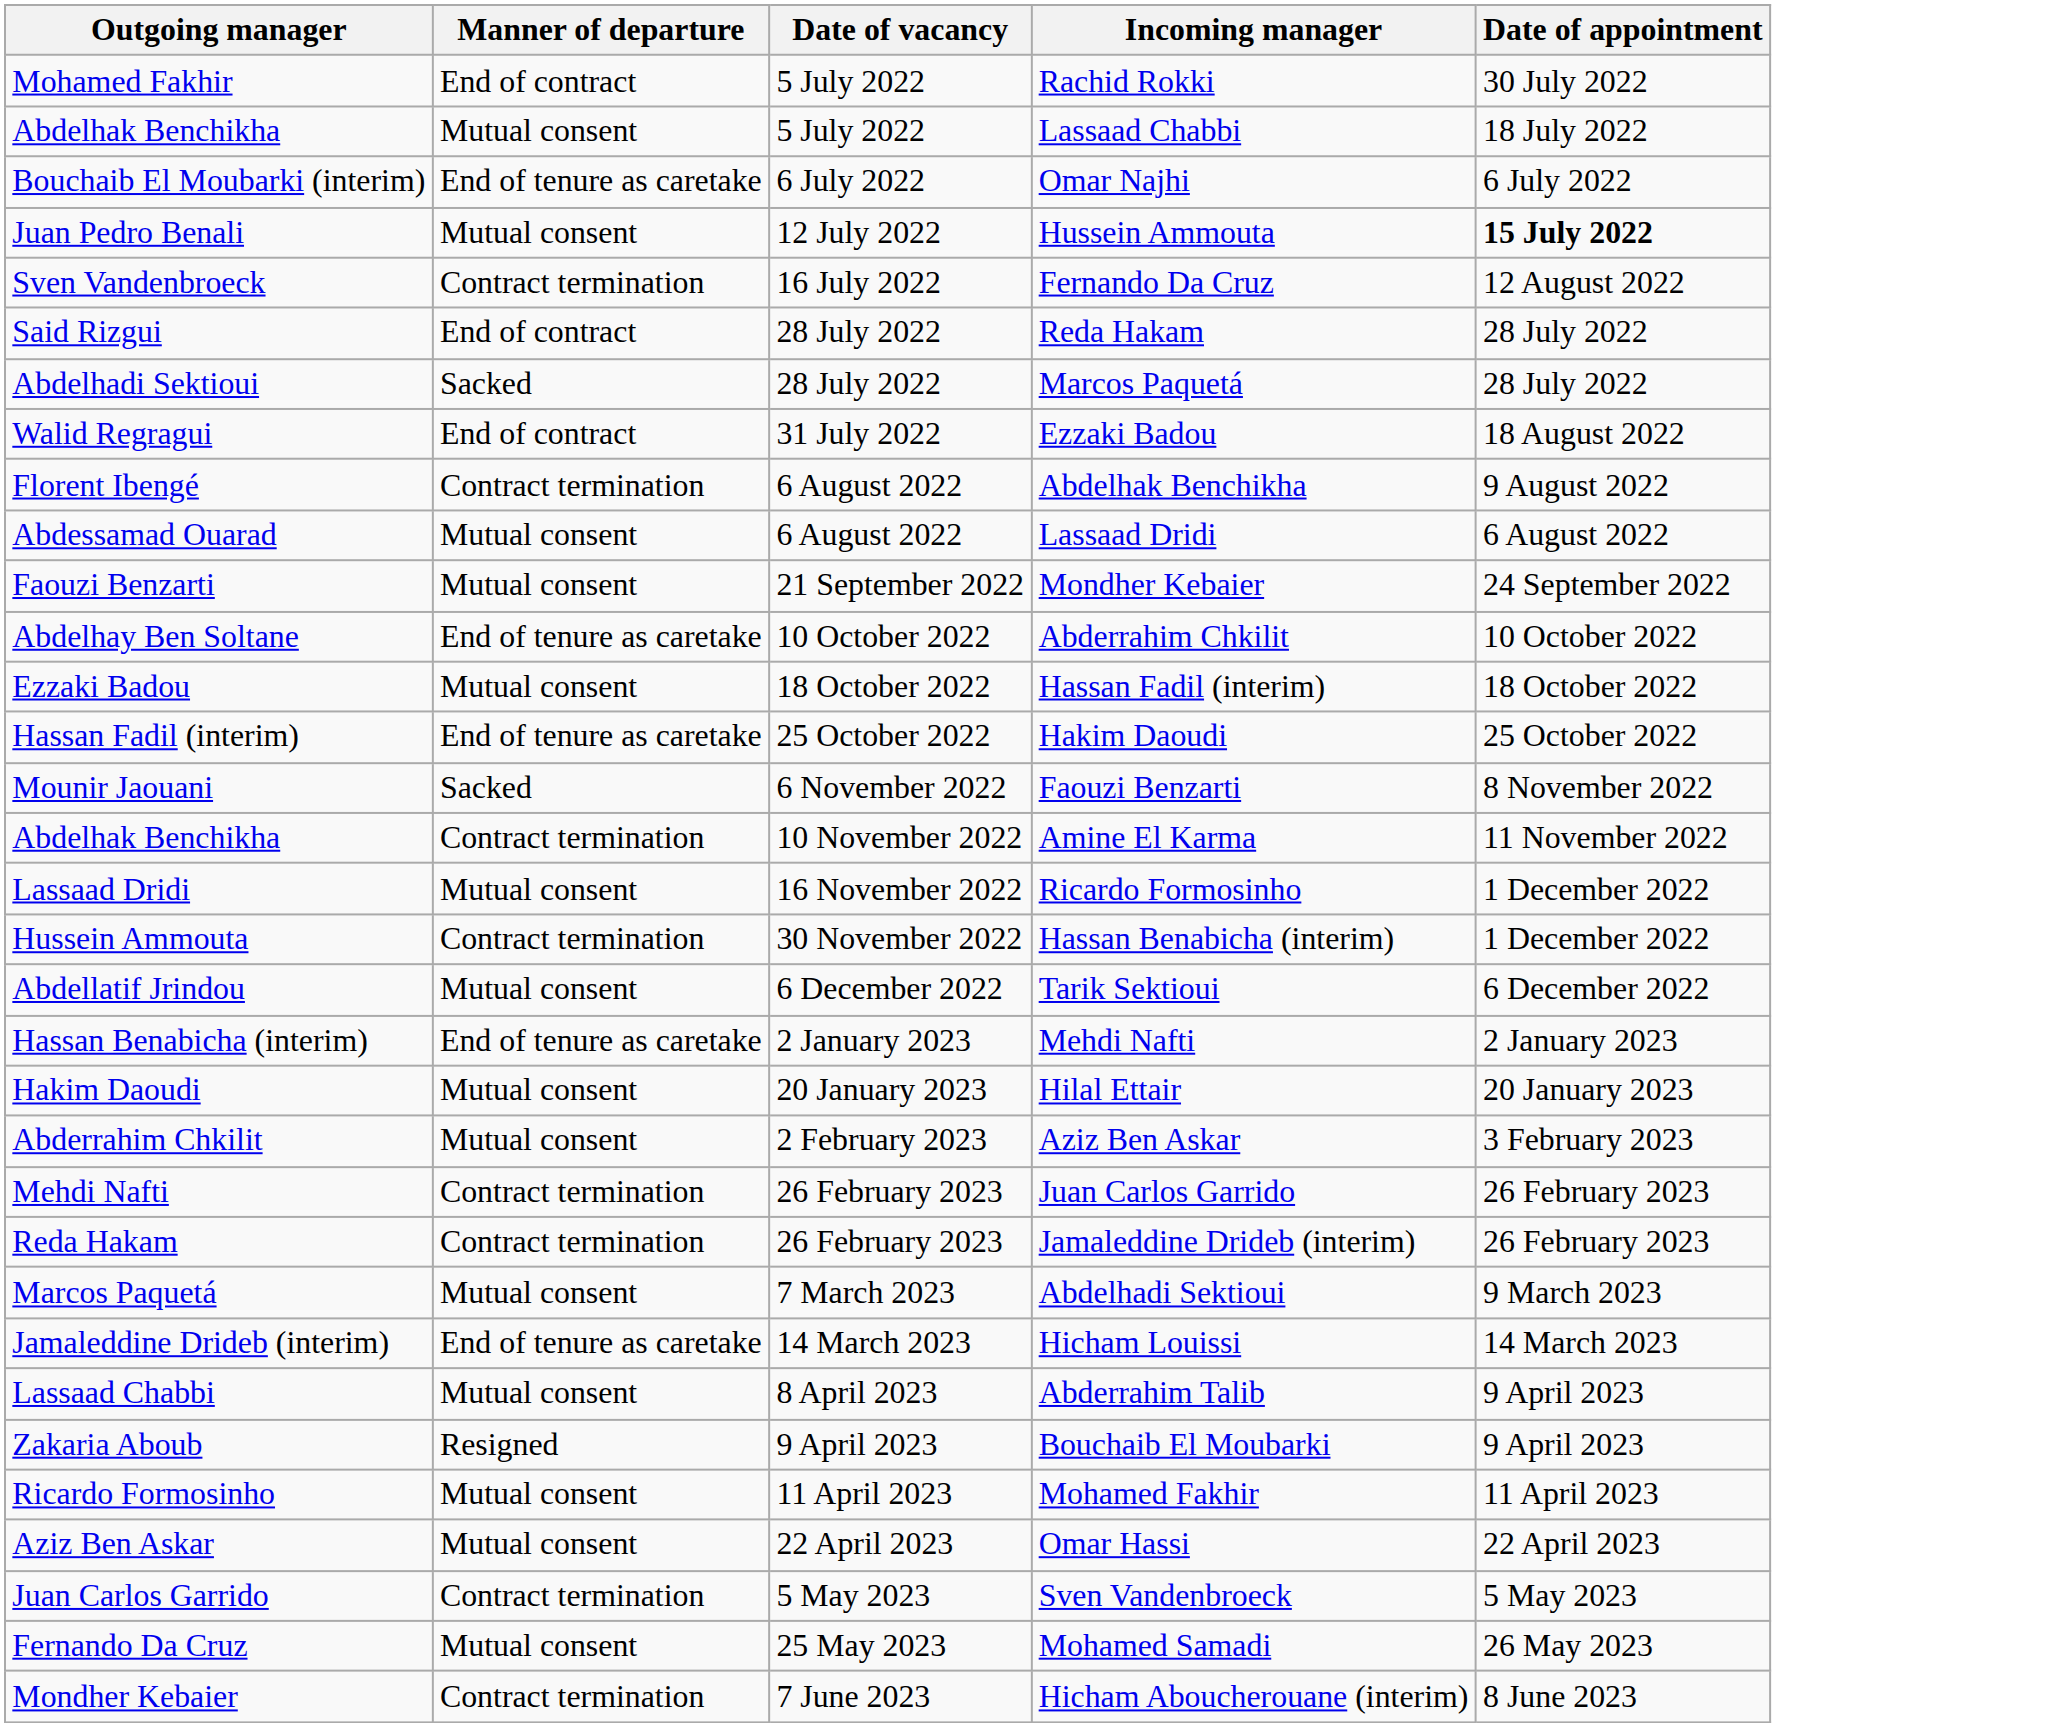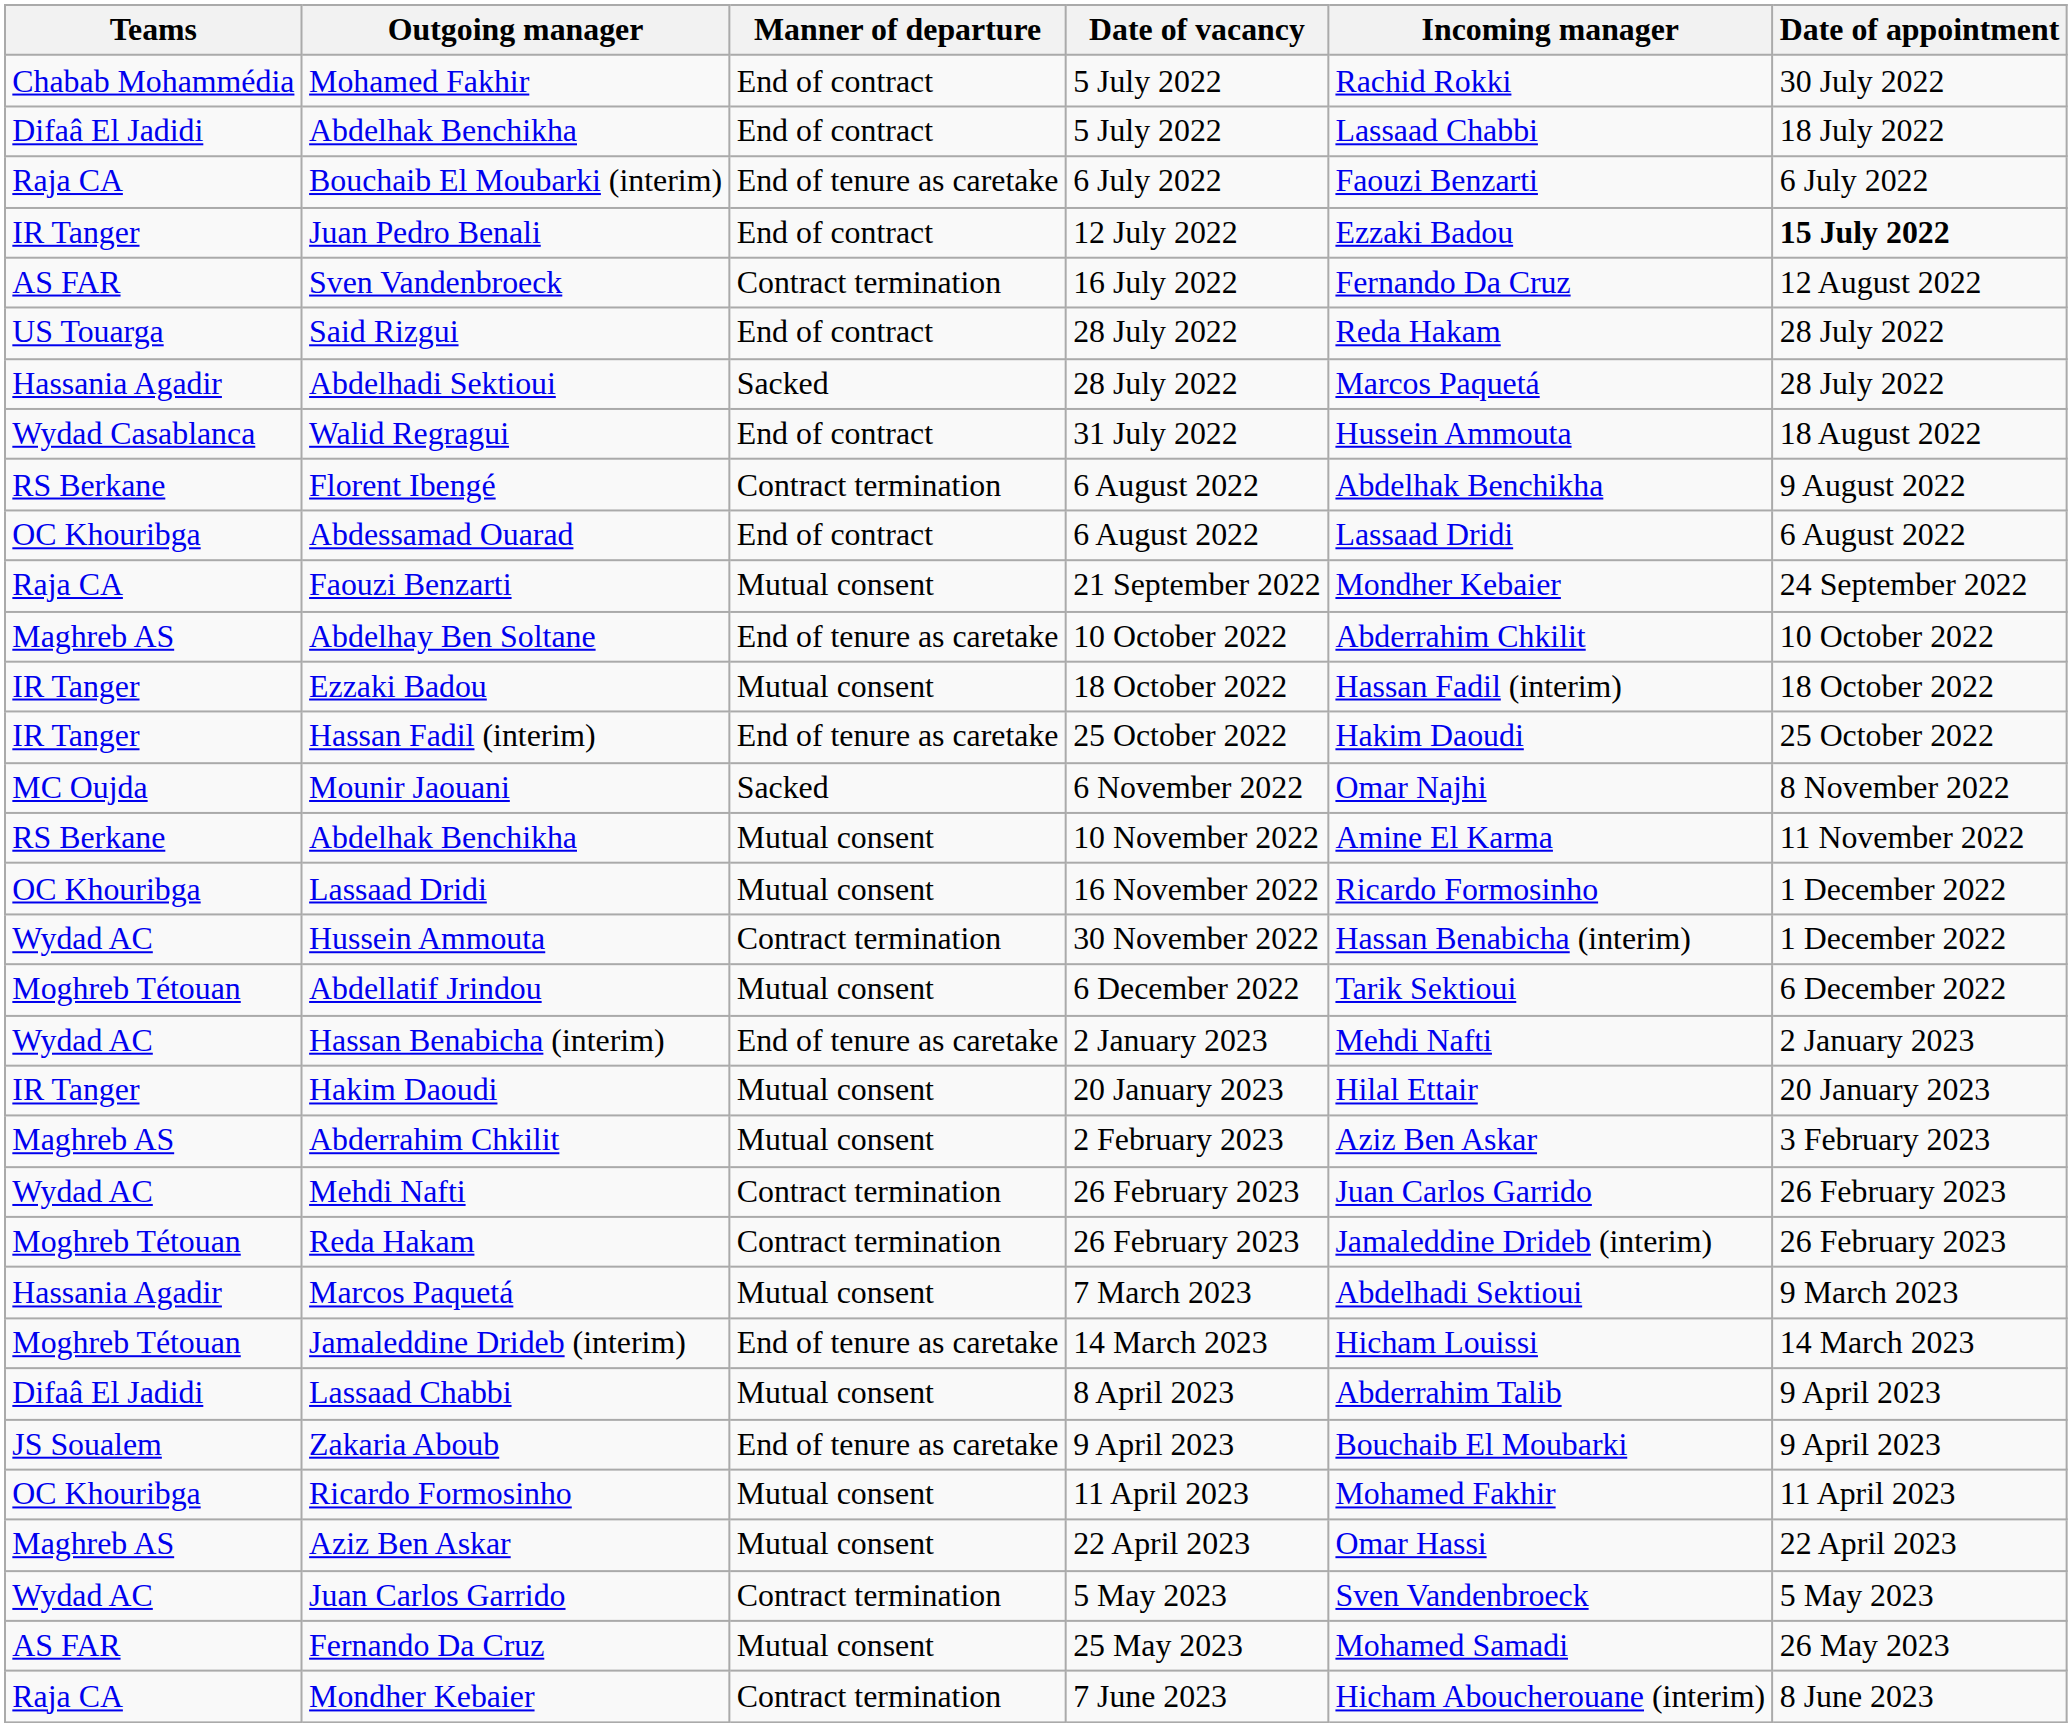+ column: (153, 29)
(539, 130) Mutual consent -> (835, 130) End of contract
(1114, 181) Omar Najhi -> (1437, 181) Faouzi Benzarti
(539, 231) Mutual consent -> (835, 231) End of contract
(1157, 231) Hussein Ammouta -> (1424, 231) Ezzaki Badou
(1128, 433) Ezzaki Badou -> (1454, 433) Hussein Ammouta
(539, 534) Mutual consent -> (835, 534) End of contract
(1140, 787) Faouzi Benzarti -> (1411, 787) Omar Najhi
(572, 837) Contract termination -> (835, 837) Mutual consent
(499, 1443) Resigned -> (898, 1443) End of tenure as caretake
